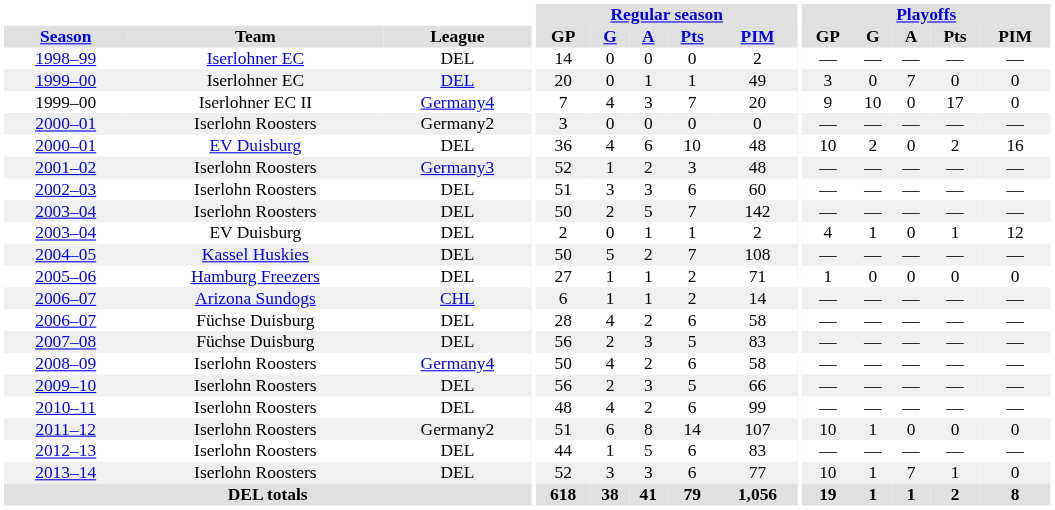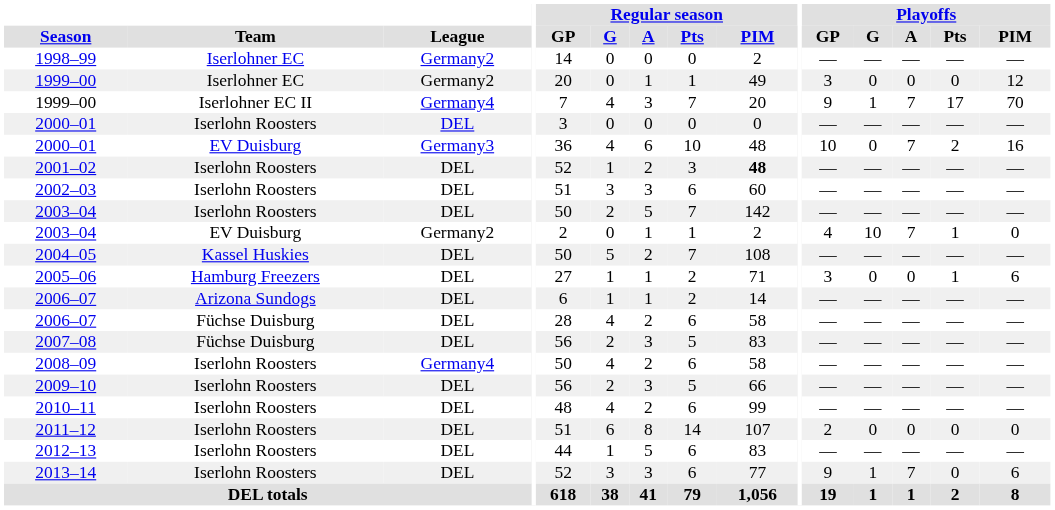(457, 58) DEL -> (457, 58) Germany2
(457, 80) DEL -> (457, 80) Germany2
(911, 80) 7 -> (911, 80) 0
(1015, 80) 0 -> (1015, 80) 12
(873, 102) 10 -> (873, 102) 1
(911, 102) 0 -> (911, 102) 7
(1015, 102) 0 -> (1015, 102) 70
(457, 123) Germany2 -> (457, 123) DEL
(457, 145) DEL -> (457, 145) Germany3
(873, 145) 2 -> (873, 145) 0
(911, 145) 0 -> (911, 145) 7
(457, 167) Germany3 -> (457, 167) DEL
(757, 167) normal -> (757, 167) bold
(457, 232) DEL -> (457, 232) Germany2
(873, 232) 1 -> (873, 232) 10
(911, 232) 0 -> (911, 232) 7
(1015, 232) 12 -> (1015, 232) 0
(828, 276) 1 -> (828, 276) 3
(955, 276) 0 -> (955, 276) 1
(1015, 276) 0 -> (1015, 276) 6
(457, 298) CHL -> (457, 298) DEL
(457, 429) Germany2 -> (457, 429) DEL
(828, 429) 10 -> (828, 429) 2
(873, 429) 1 -> (873, 429) 0
(828, 472) 10 -> (828, 472) 9
(955, 472) 1 -> (955, 472) 0
(1015, 472) 0 -> (1015, 472) 6
